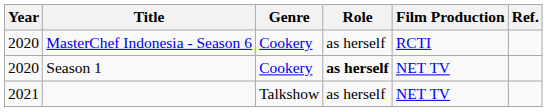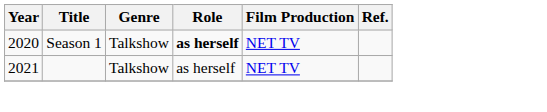- row: (24, 43)
(286, 68) Cookery -> (139, 43) Talkshow
